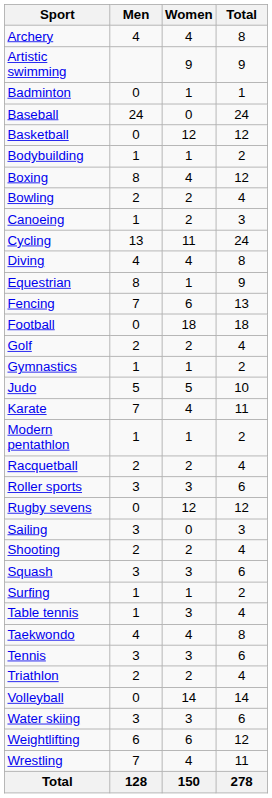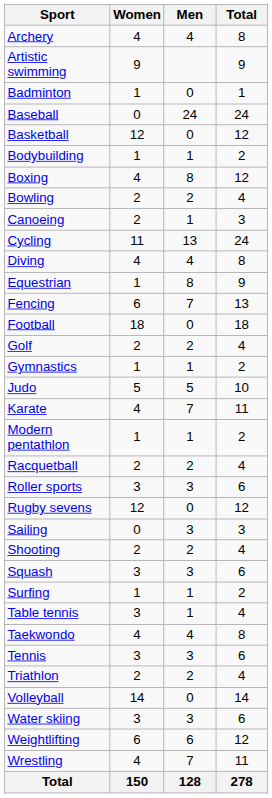columns swapped: (136, 15) <-> (189, 15)
